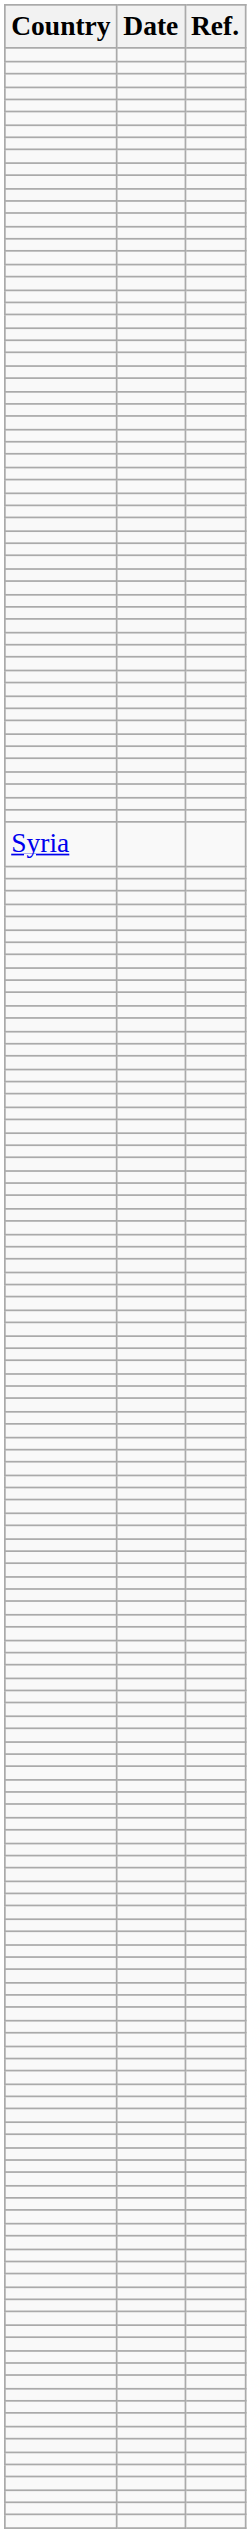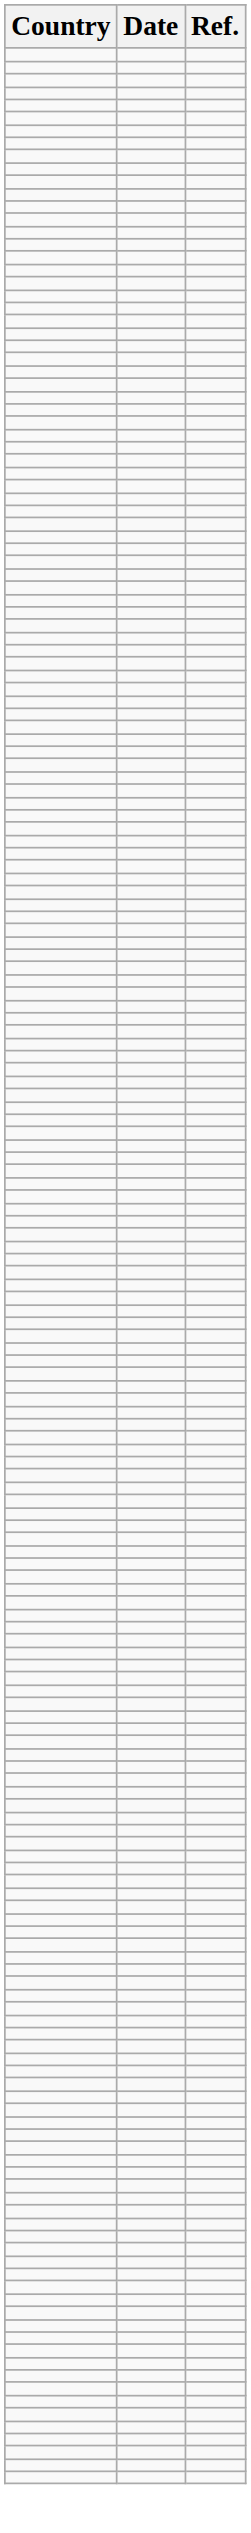- row: (40, 843)
